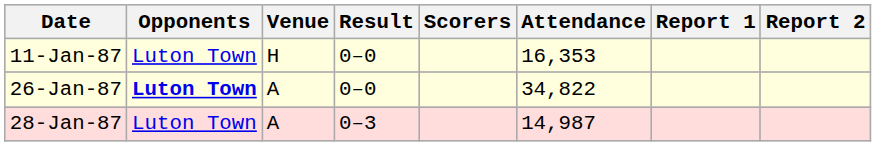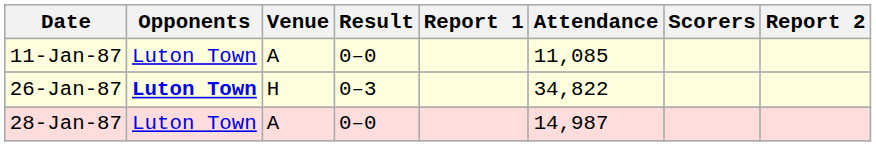columns swapped: (468, 22) <-> (706, 22)
(273, 56) H -> (273, 56) A
(559, 56) 16,353 -> (571, 56) 11,085
(273, 90) A -> (273, 90) H
(358, 90) 0–0 -> (358, 90) 0–3
(358, 123) 0–3 -> (358, 123) 0–0
